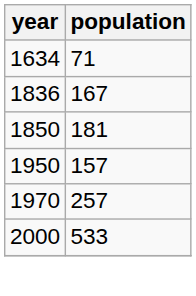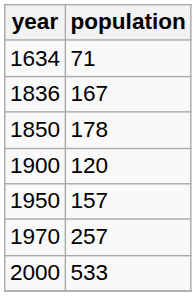(89, 129) 181 -> (89, 129) 178
+ row: (35, 165)
